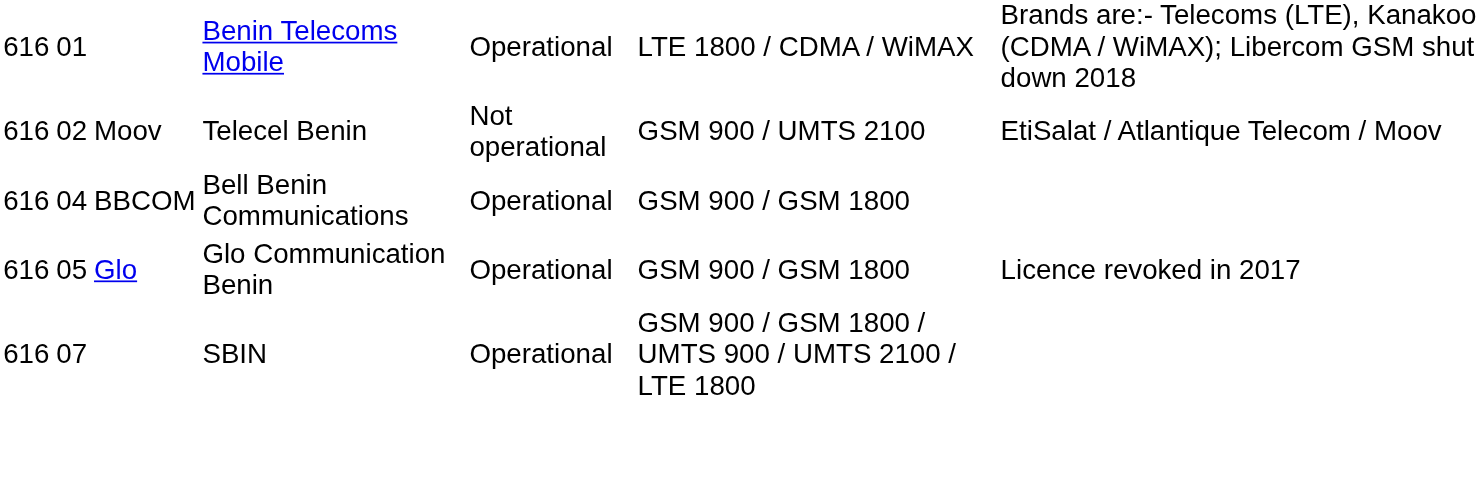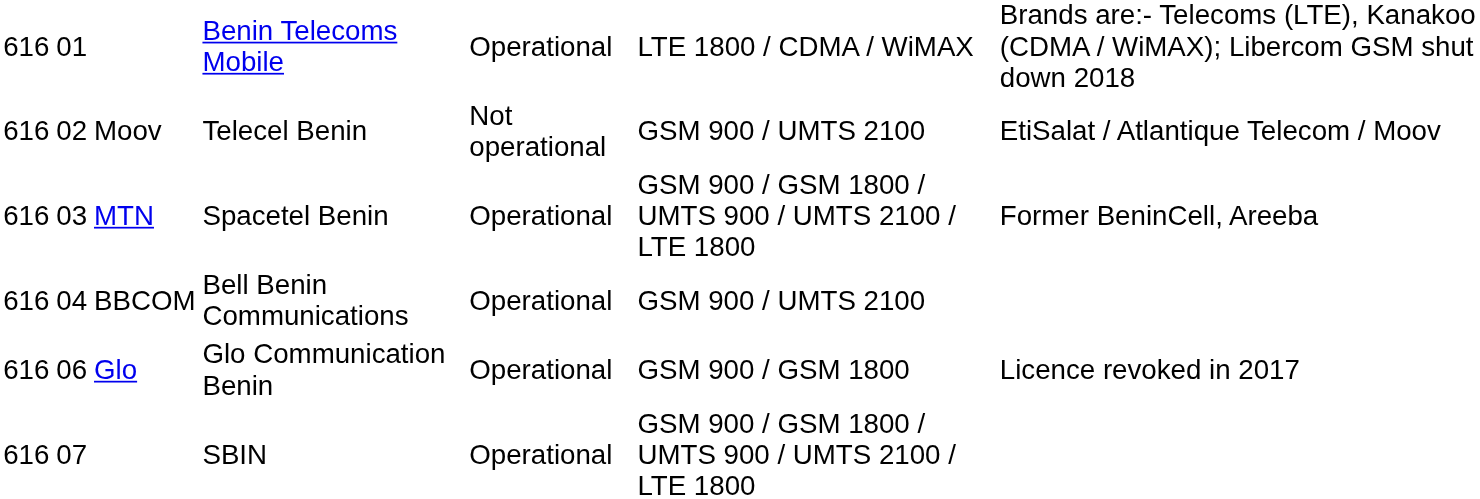+ row: (124, 216)
(774, 200) GSM 900 / GSM 1800 -> (781, 300) GSM 900 / UMTS 2100
(72, 269) 05 -> (72, 370) 06
